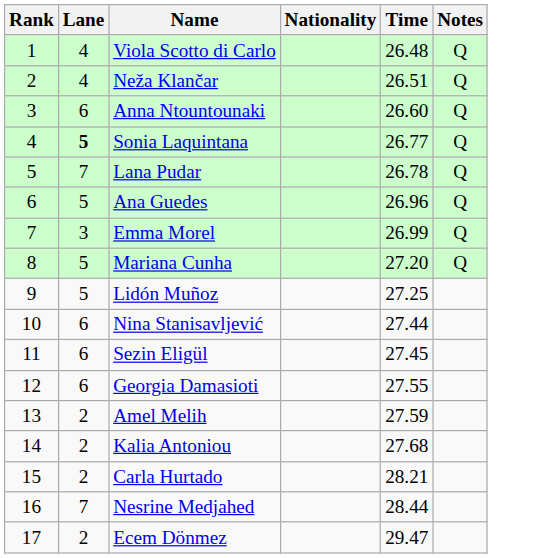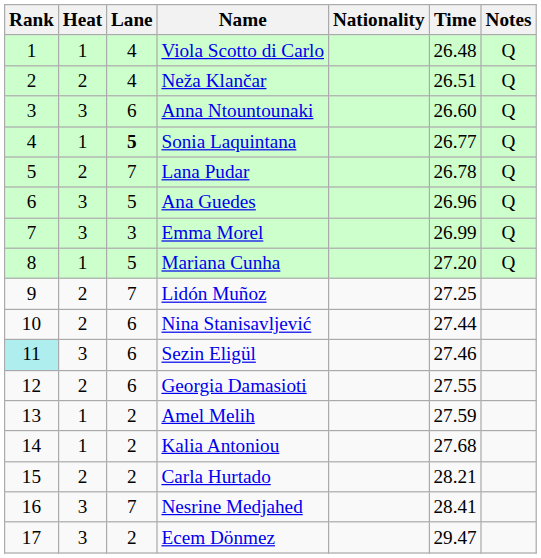+ column: (82, 19)
(84, 293) 5 -> (132, 293) 7
(31, 354) no background -> (31, 354) paleturquoise background
(407, 354) 27.45 -> (455, 354) 27.46
(407, 506) 28.44 -> (455, 506) 28.41
